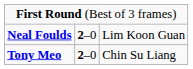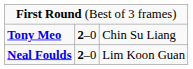rows swapped: (39, 34) <-> (34, 54)
